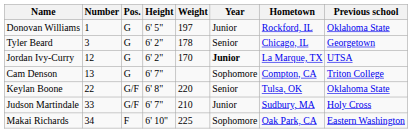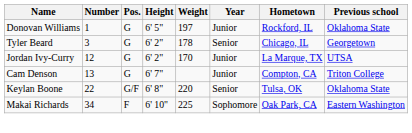(226, 58) bold -> (224, 58) normal
(235, 74) Sophomore -> (224, 74) Junior
- row: (43, 105)
